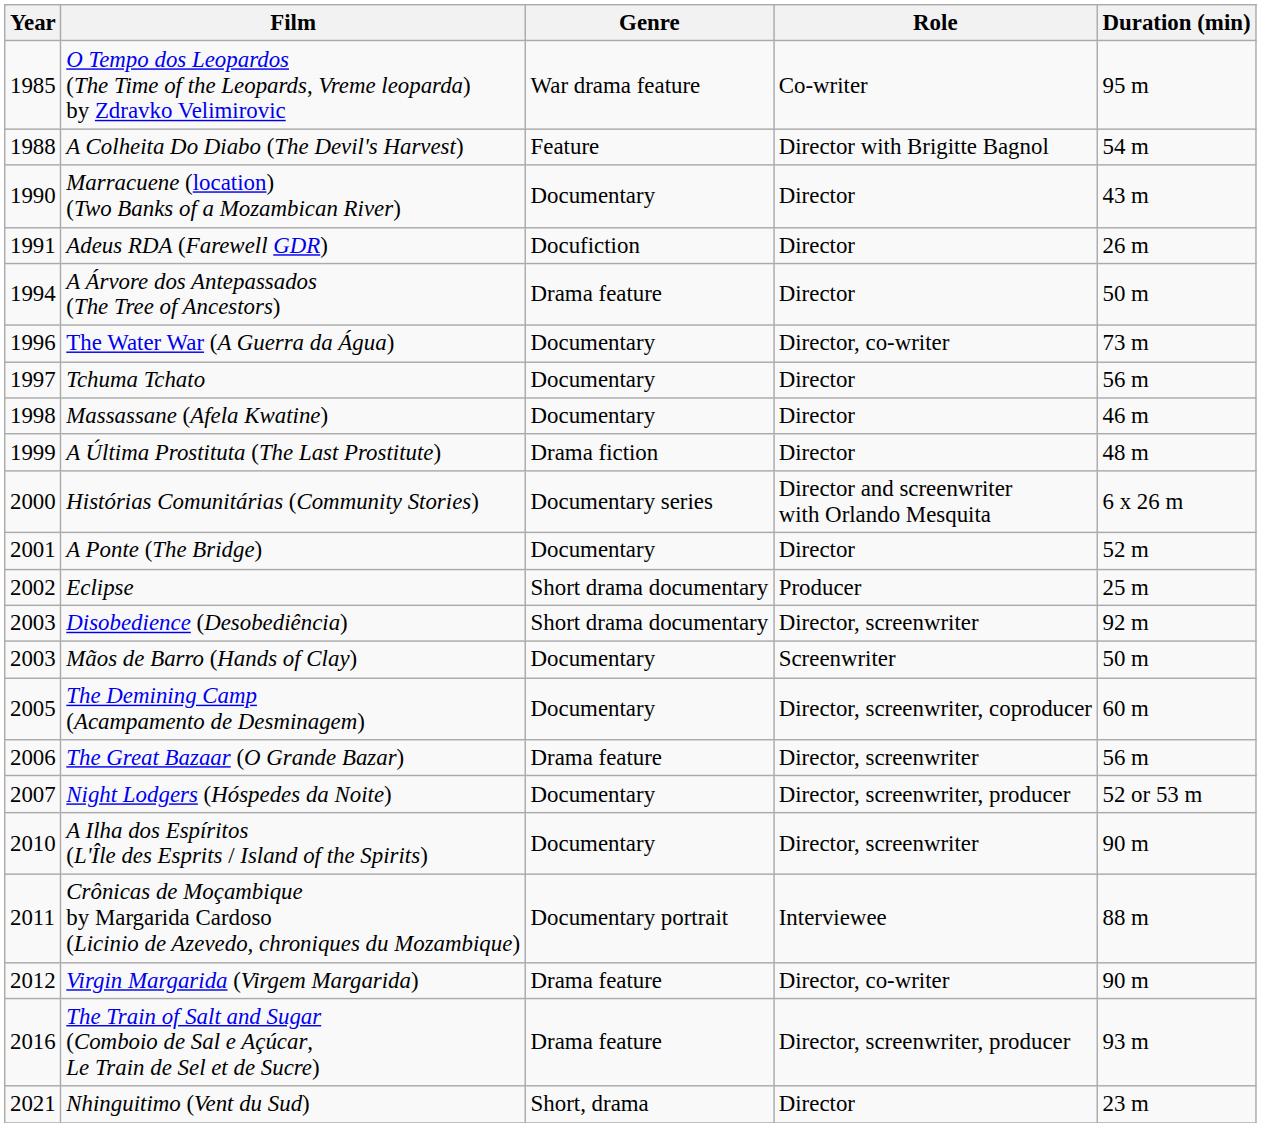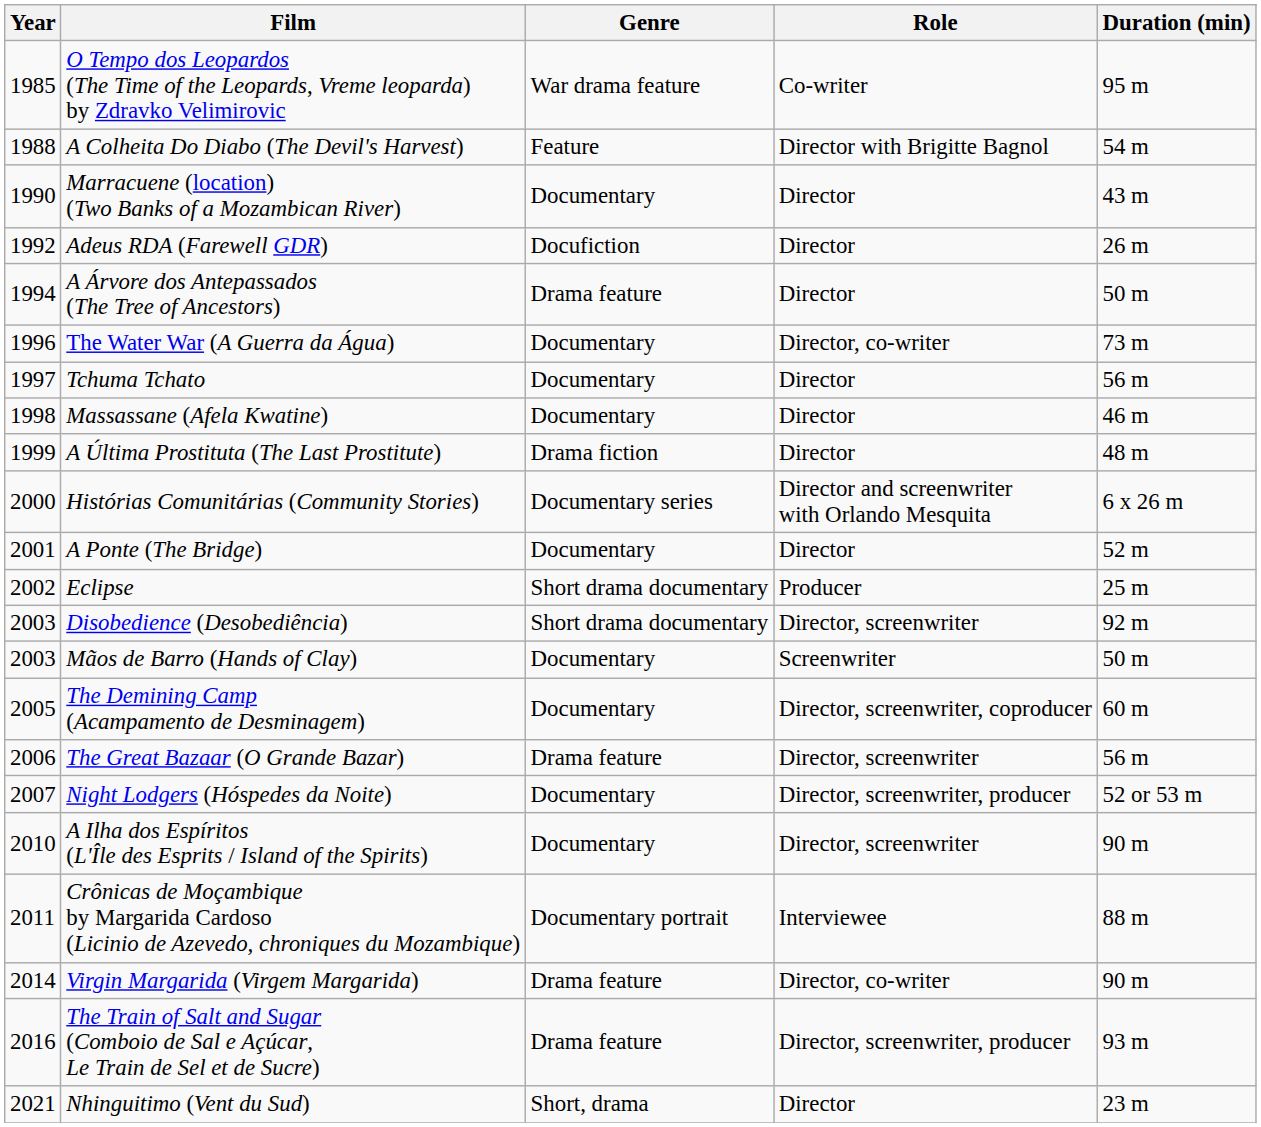(33, 245) 1991 -> (33, 245) 1992
(33, 980) 2012 -> (33, 980) 2014
